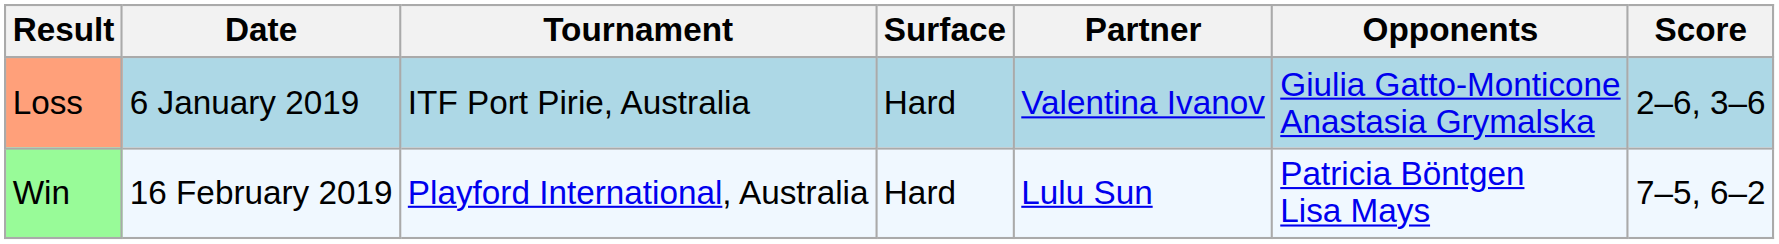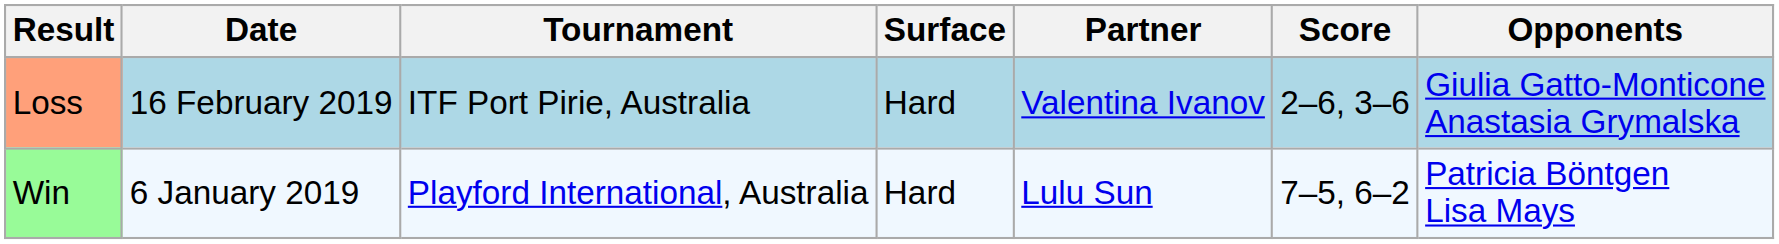columns swapped: (1450, 30) <-> (1701, 30)
(244, 102) 6 January 2019 -> (261, 102) 16 February 2019
(261, 192) 16 February 2019 -> (244, 192) 6 January 2019
